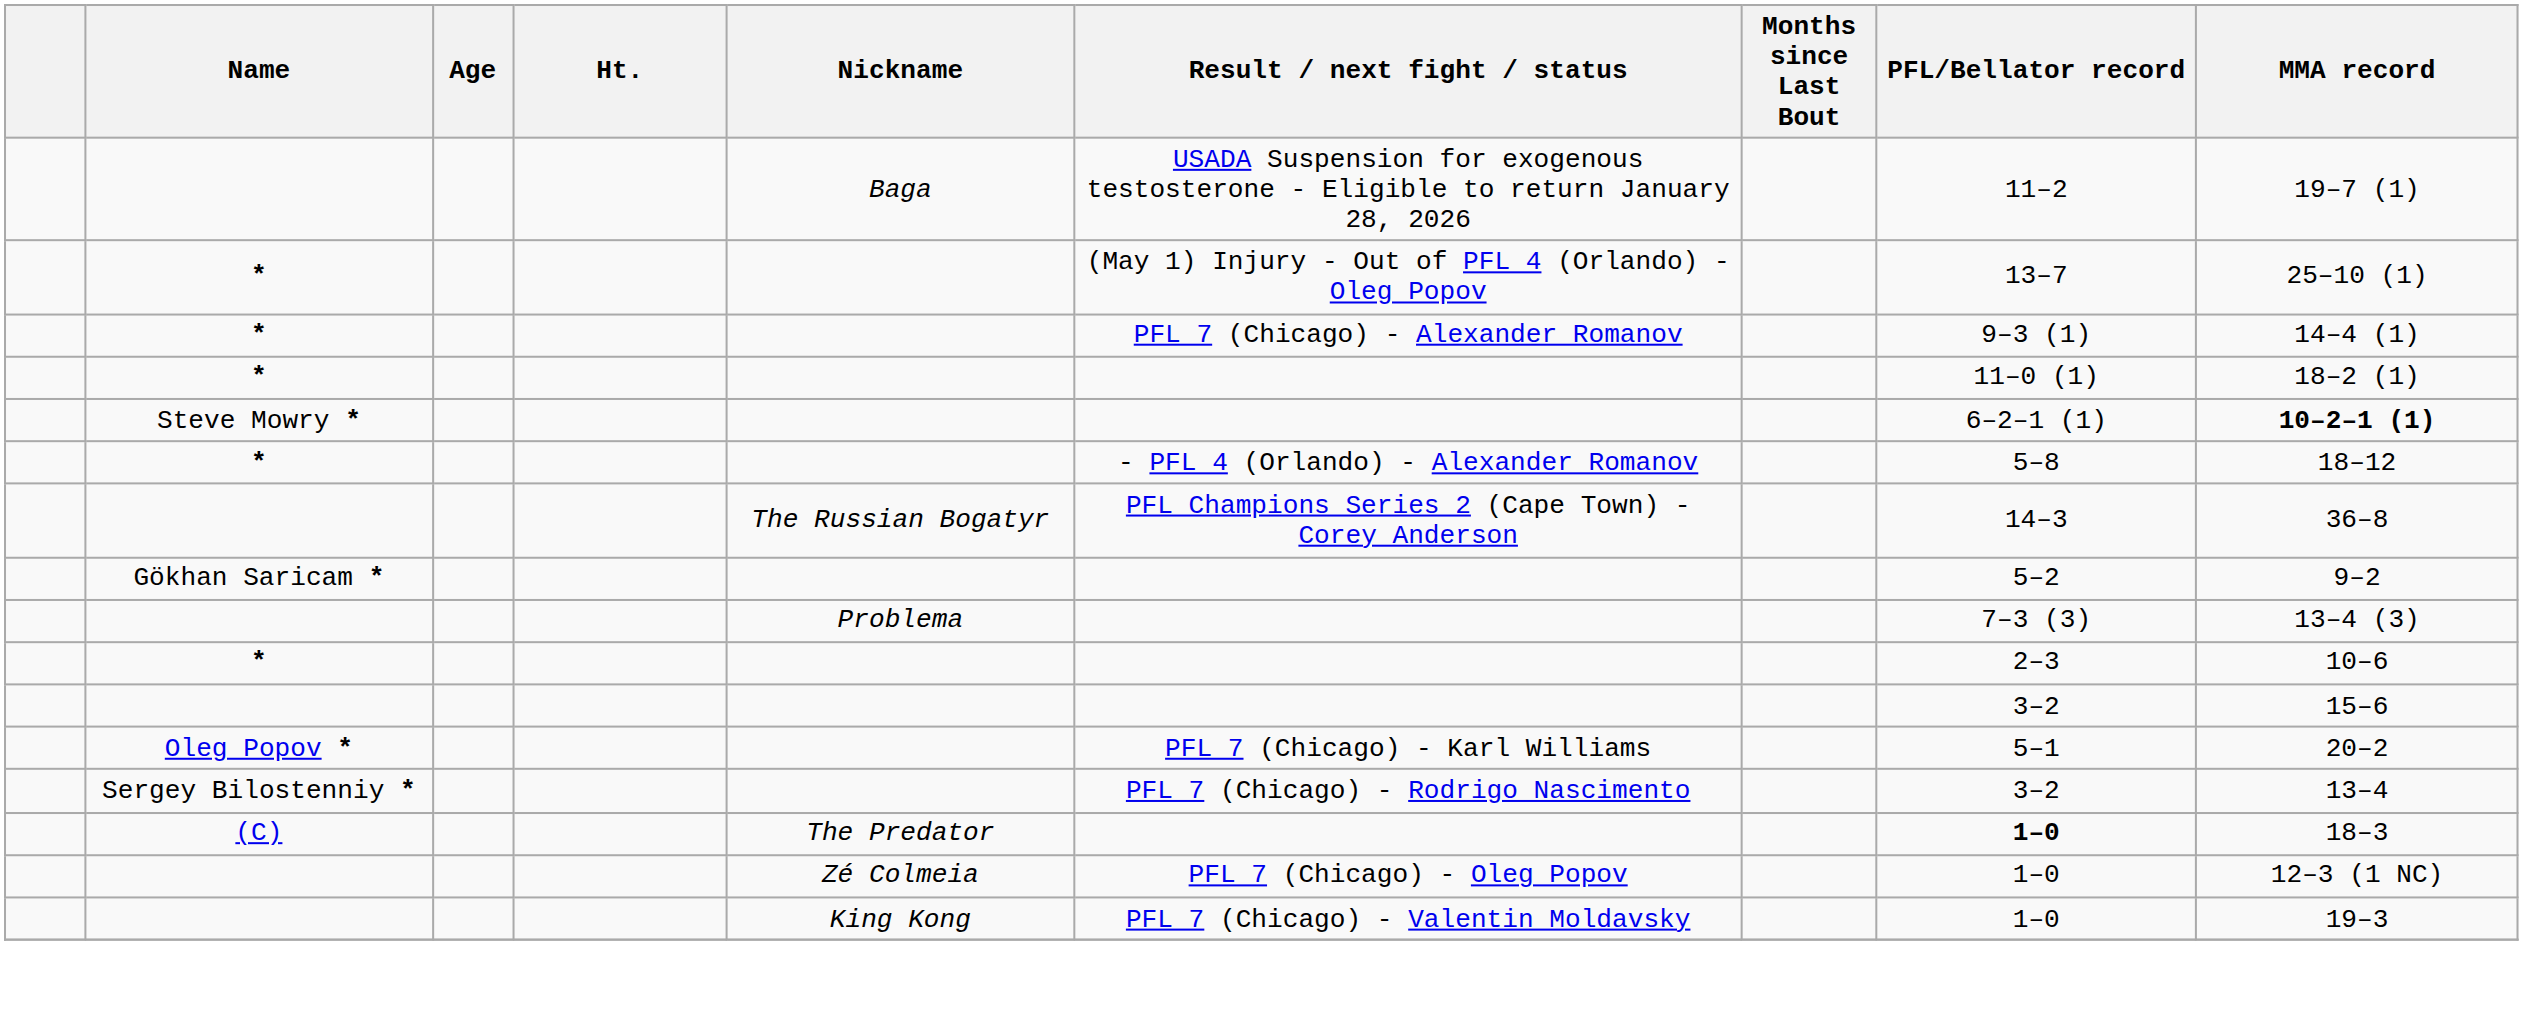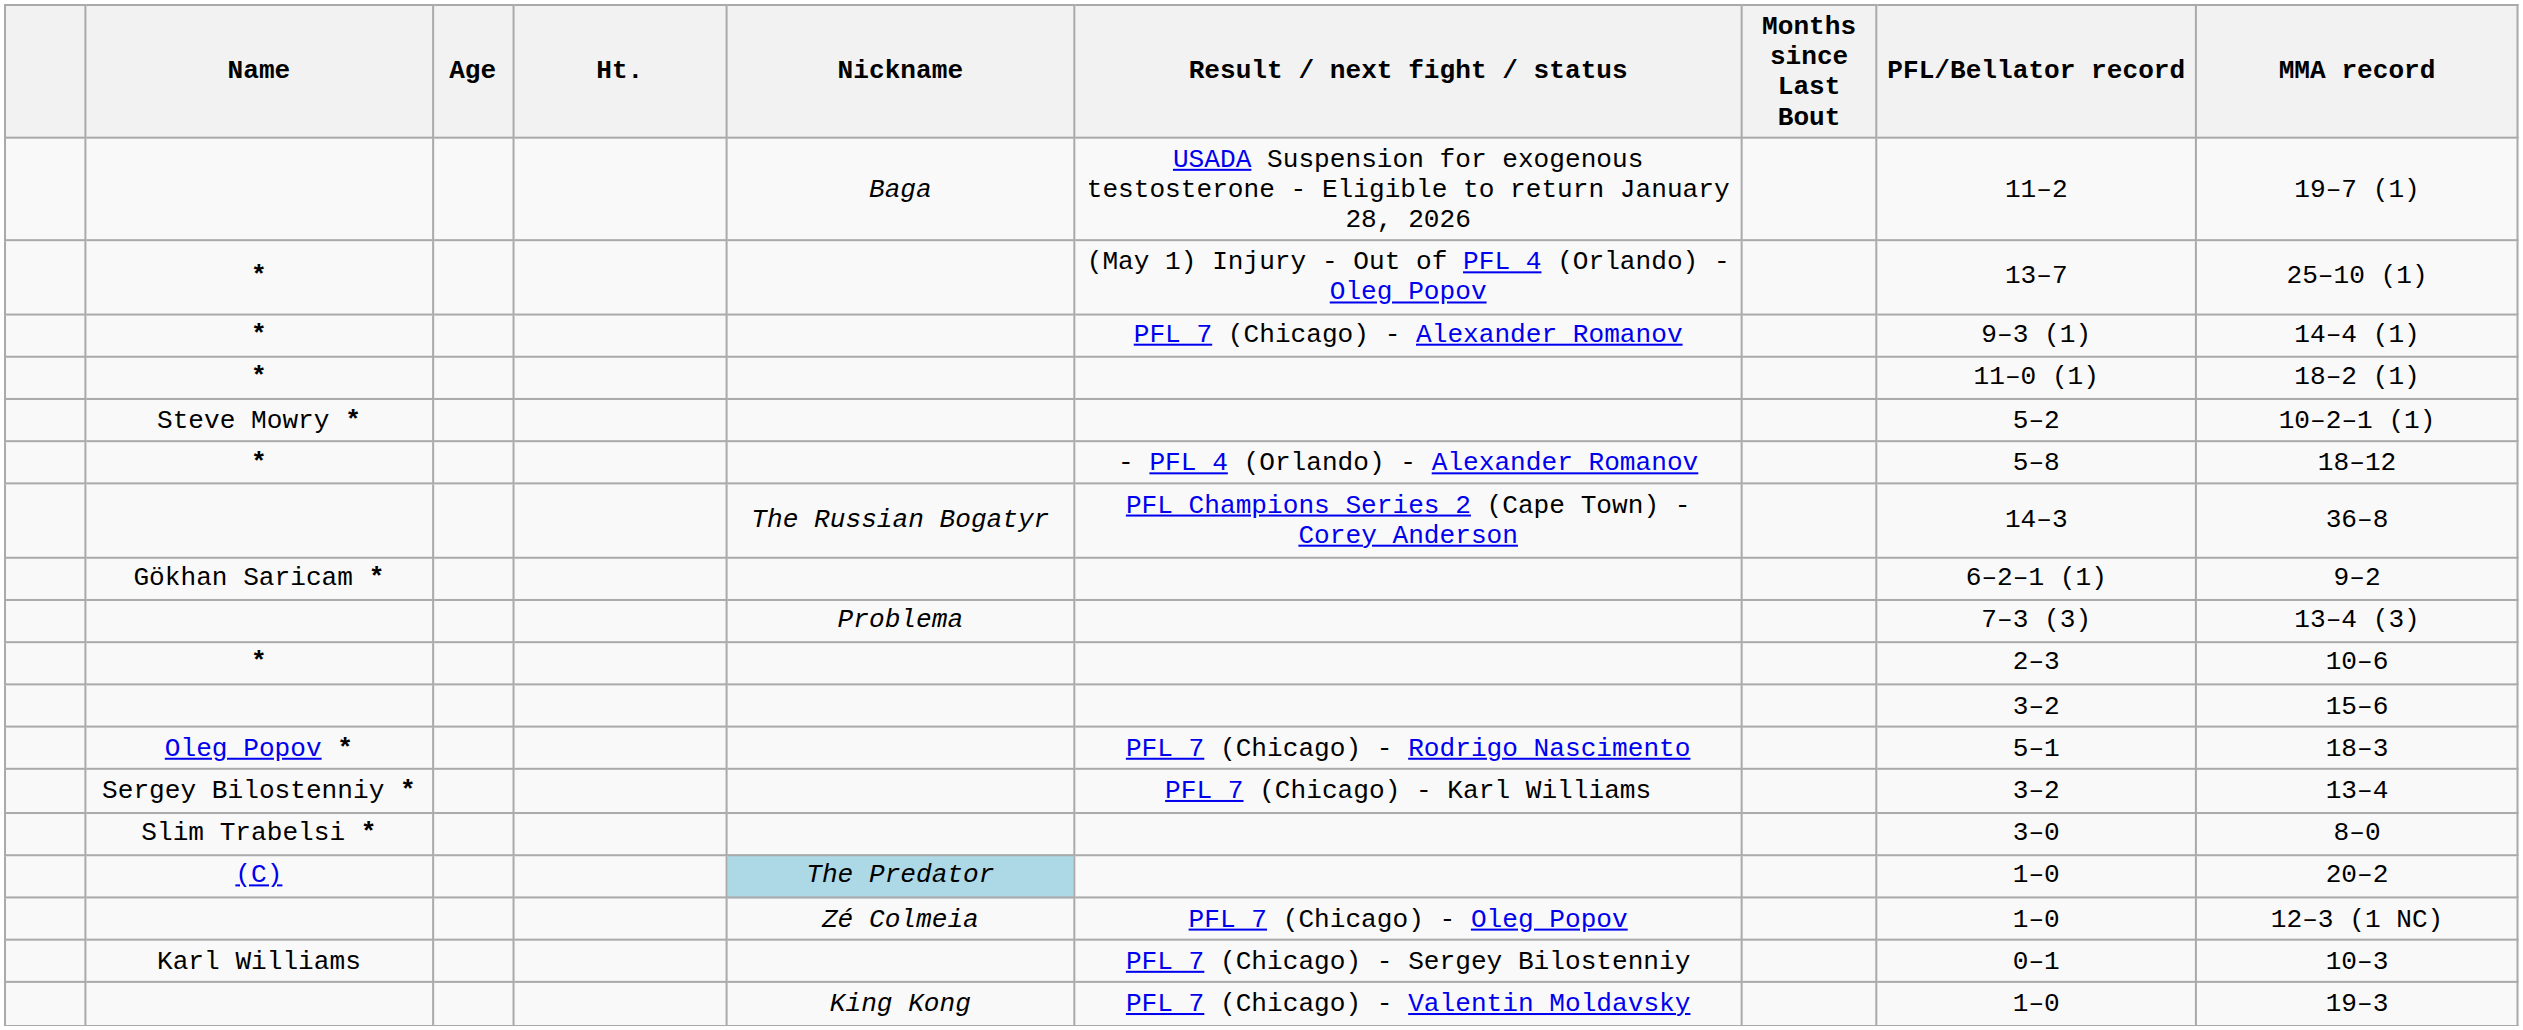(2036, 420) 6–2–1 (1) -> (2036, 420) 5–2
(2357, 420) bold -> (2357, 420) normal
(2036, 578) 5–2 -> (2036, 578) 6–2–1 (1)
(1408, 748) PFL 7 (Chicago) - Karl Williams -> (1408, 748) PFL 7 (Chicago) - Rodrigo Nascimento
(2357, 748) 20–2 -> (2357, 748) 18–3
(1408, 791) PFL 7 (Chicago) - Rodrigo Nascimento -> (1408, 791) PFL 7 (Chicago) - Karl Williams
+ row: (45, 834)
(900, 834) no background -> (900, 876) lightblue background
(2036, 834) bold -> (2036, 876) normal
(2357, 834) 18–3 -> (2357, 876) 20–2
+ row: (45, 961)
